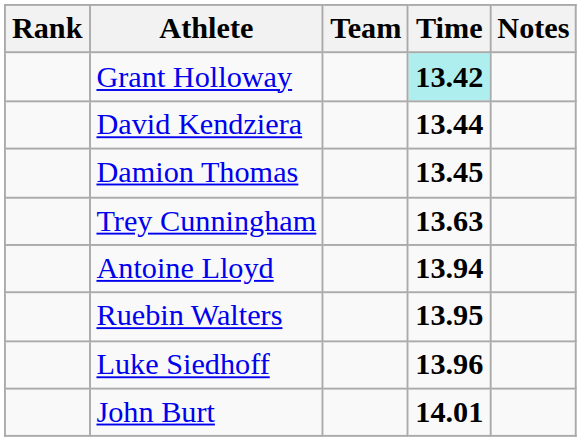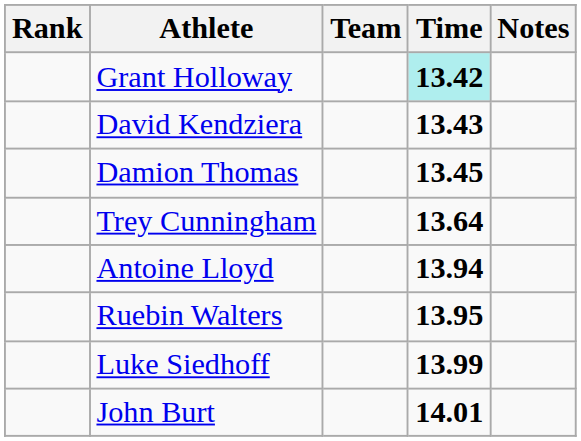(449, 124) 13.44 -> (449, 124) 13.43
(449, 220) 13.63 -> (449, 220) 13.64
(449, 364) 13.96 -> (449, 364) 13.99
